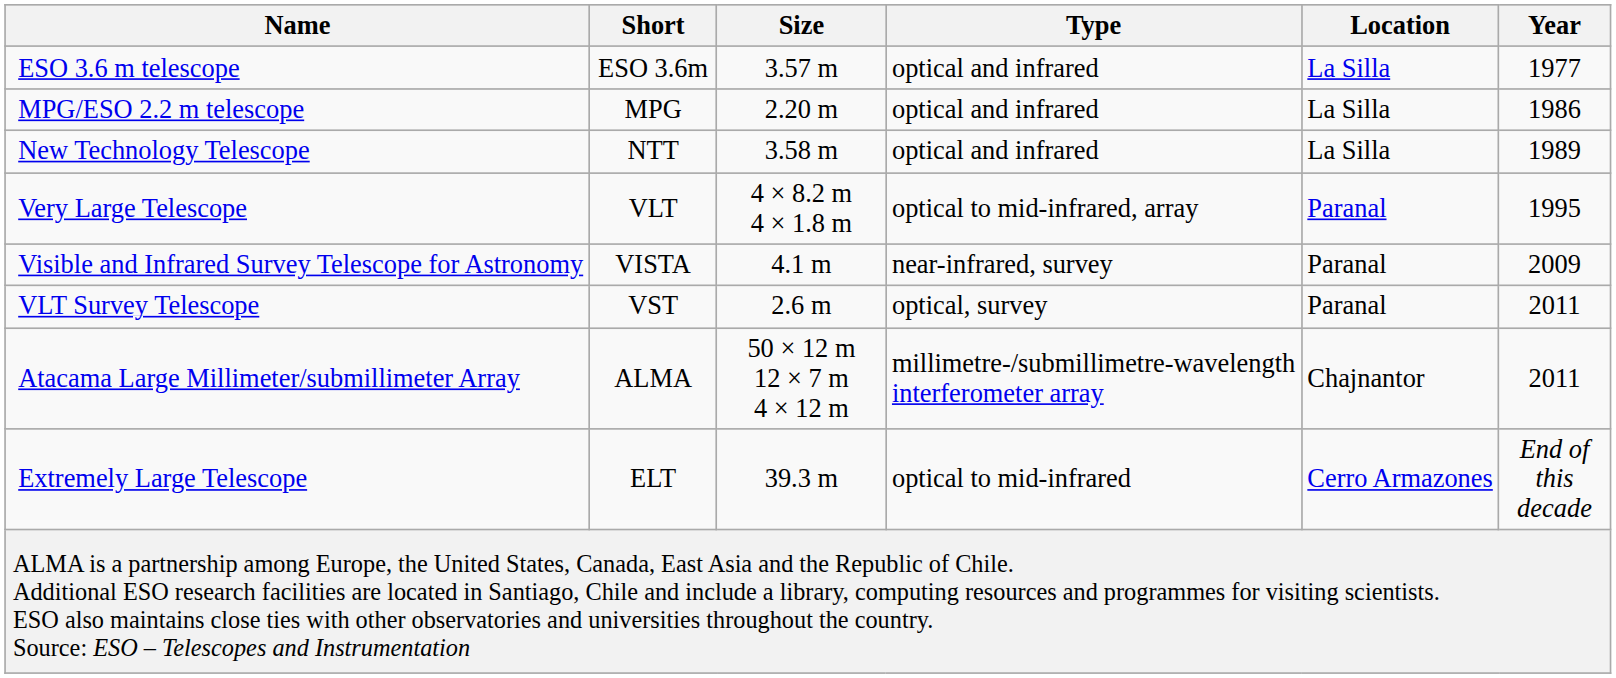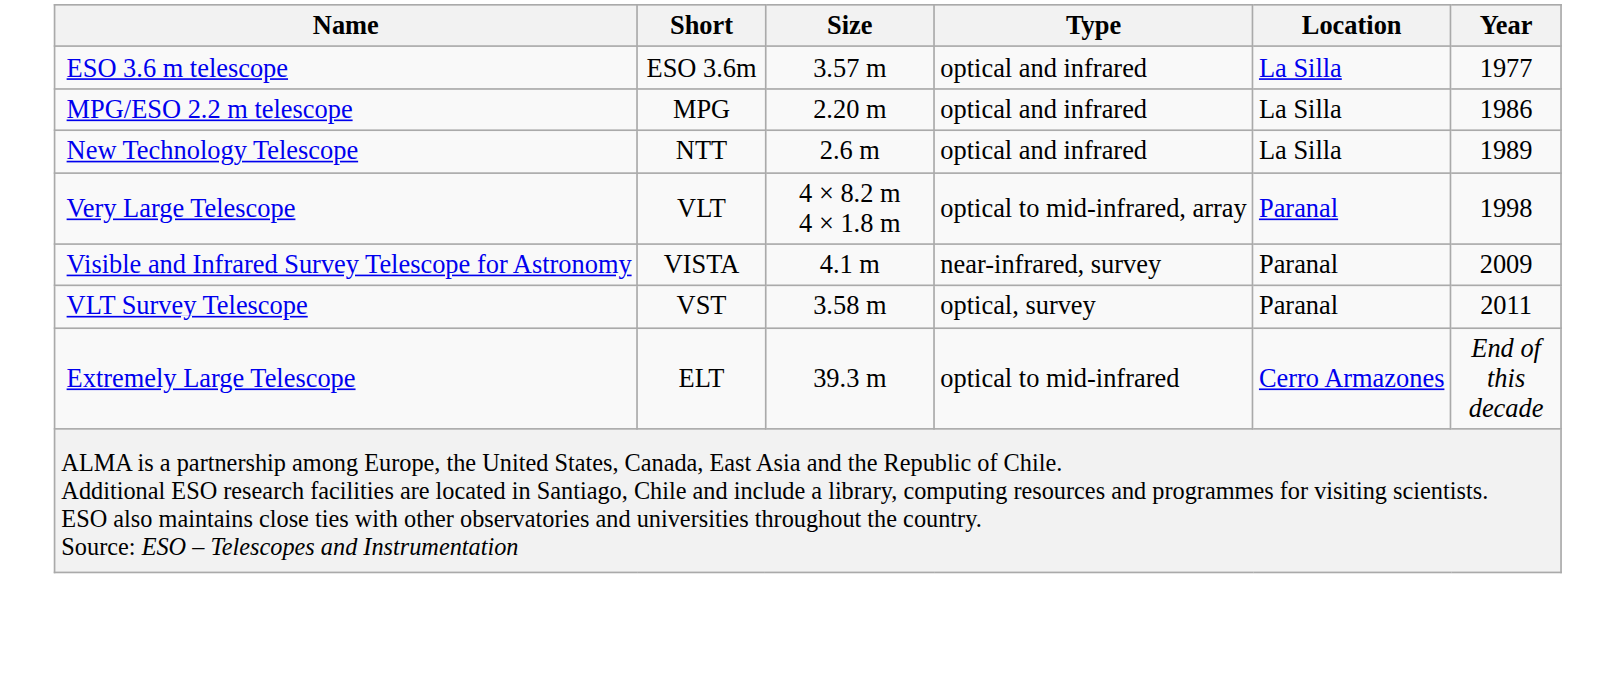(801, 151) 3.58 m -> (850, 151) 2.6 m
(1554, 207) 1995 -> (1506, 207) 1998
(801, 306) 2.6 m -> (850, 306) 3.58 m
- row: (266, 377)
